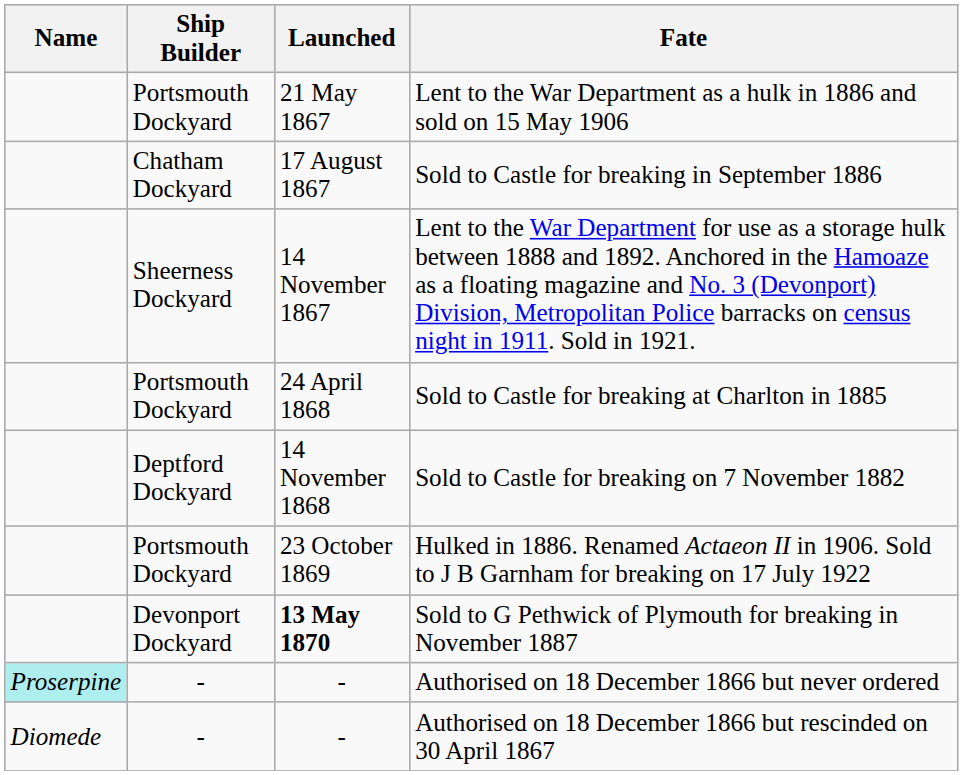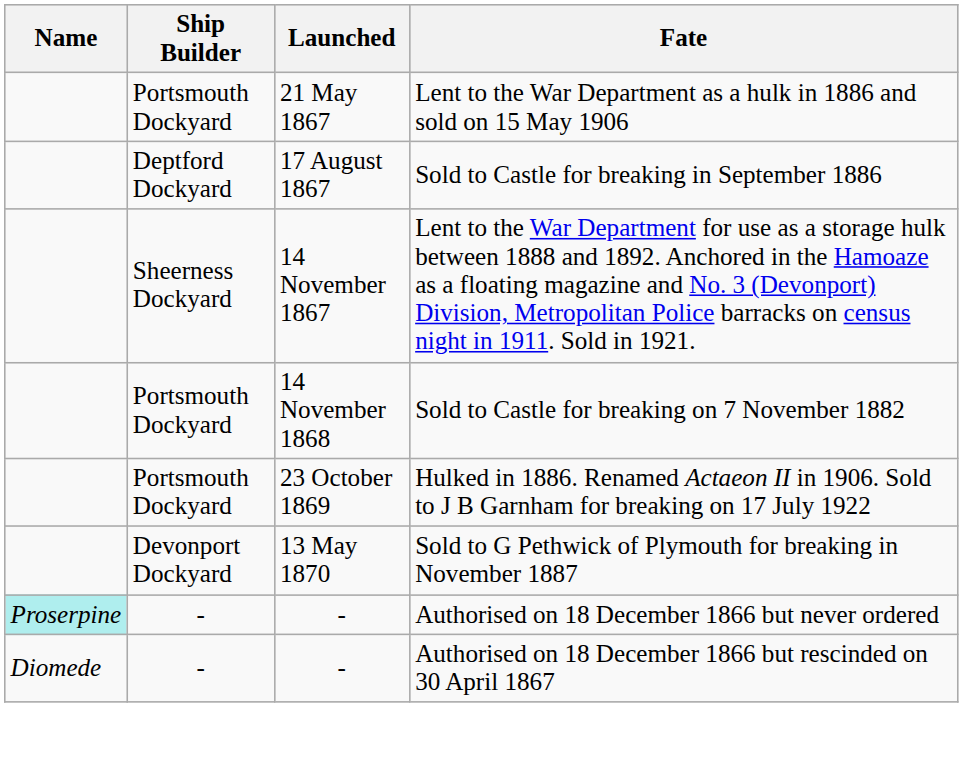(182, 174) Chatham Dockyard -> (182, 174) Deptford Dockyard
- row: (651, 395)
(182, 477) Deptford Dockyard -> (191, 409) Portsmouth Dockyard
(320, 628) bold -> (319, 560) normal
